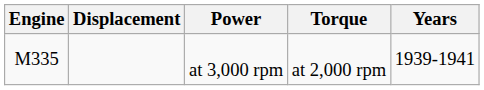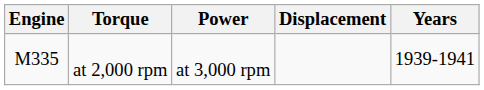columns swapped: (127, 19) <-> (339, 19)
